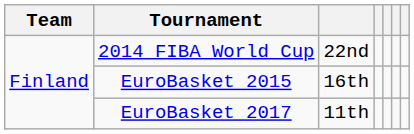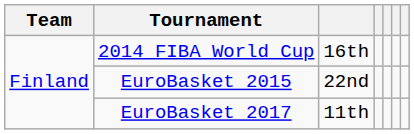(346, 51) 22nd -> (346, 51) 16th
(346, 82) 16th -> (346, 82) 22nd
